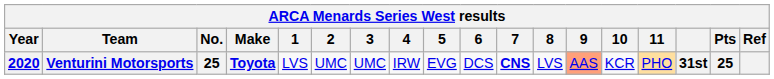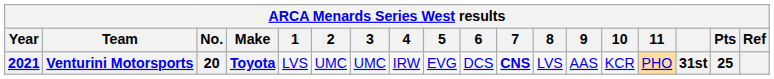(24, 63) 2020 -> (24, 63) 2021
(212, 63) 25 -> (212, 63) 20
(584, 63) lightsalmon background -> (584, 63) no background
